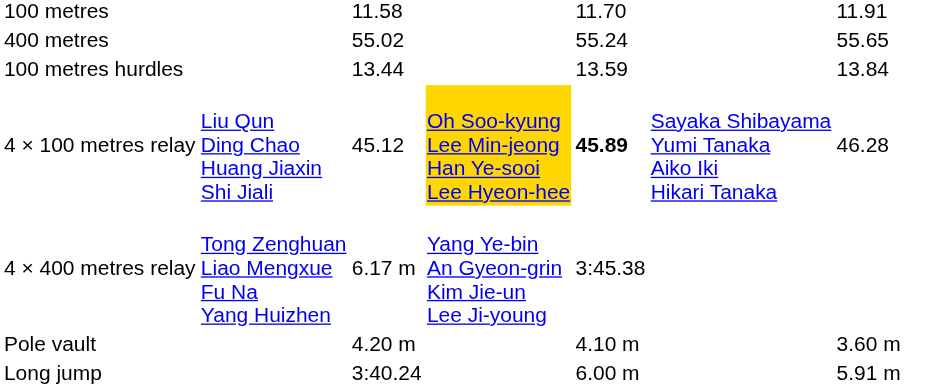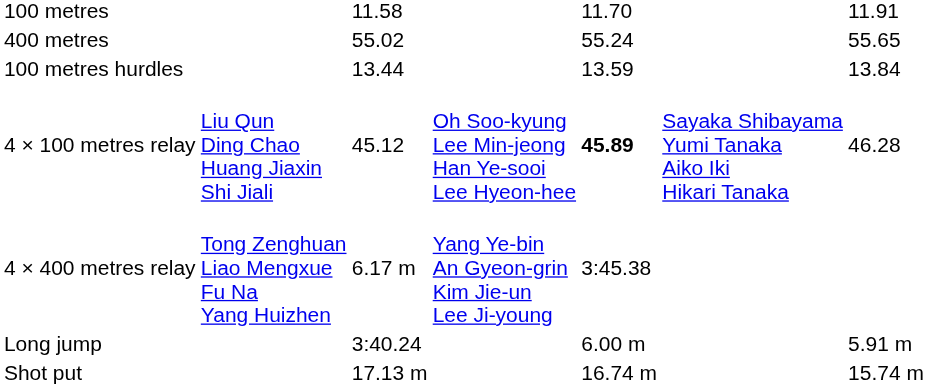(499, 156) gold background -> (504, 156) no background
- row: (50, 344)
+ row: (43, 373)
